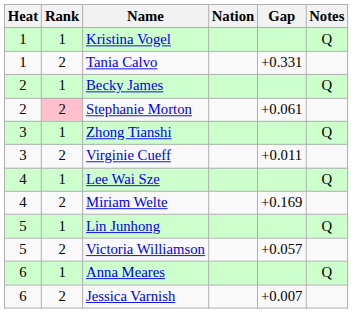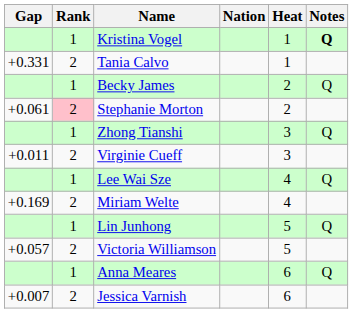columns swapped: (23, 16) <-> (282, 16)
(327, 39) normal -> (327, 39) bold
